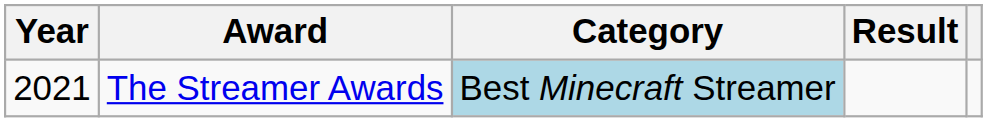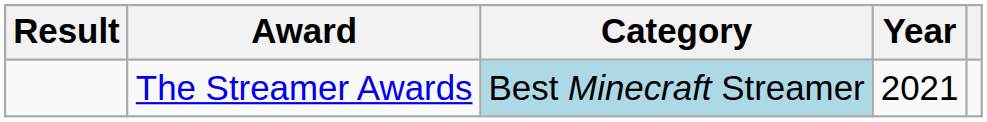columns swapped: (52, 32) <-> (905, 32)
